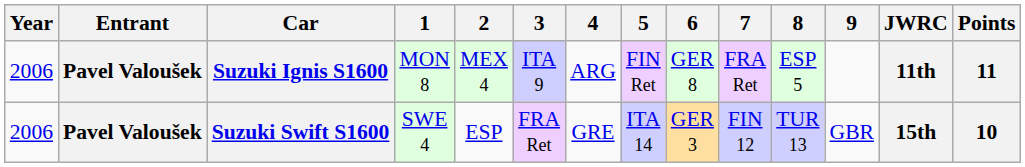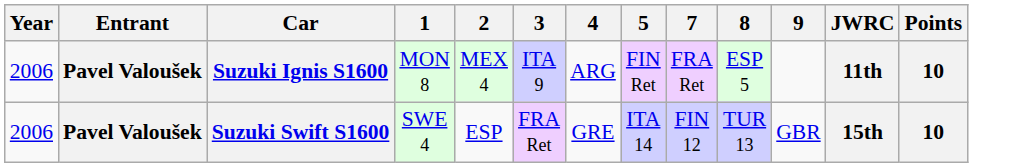- column: (692, 22)
(987, 71) 11 -> (933, 71) 10
